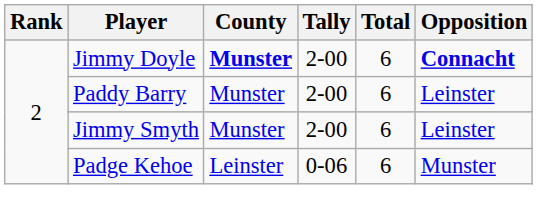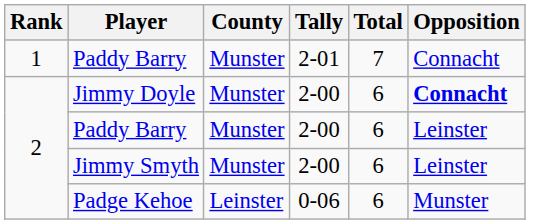+ row: (130, 58)
(251, 58) bold -> (247, 93) normal
